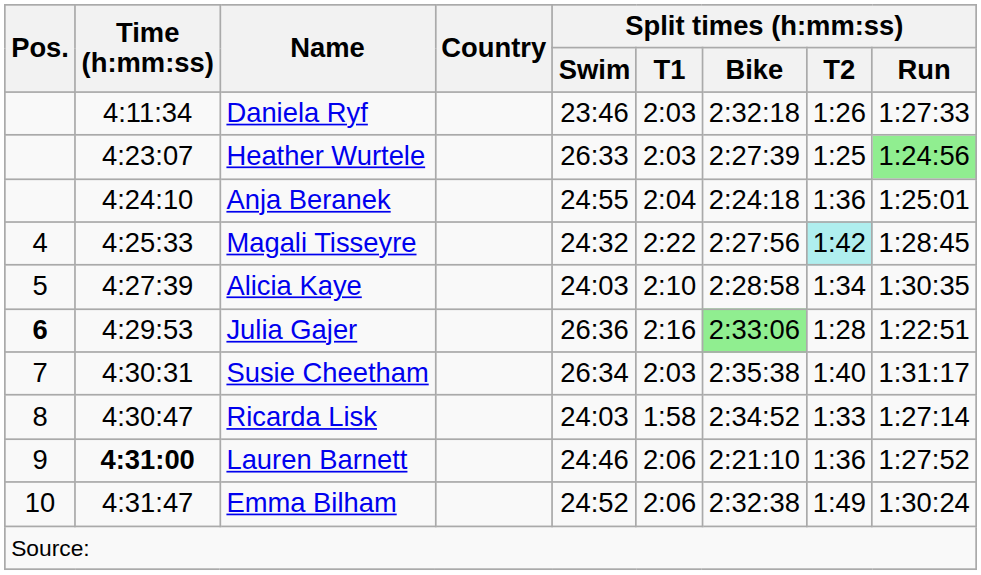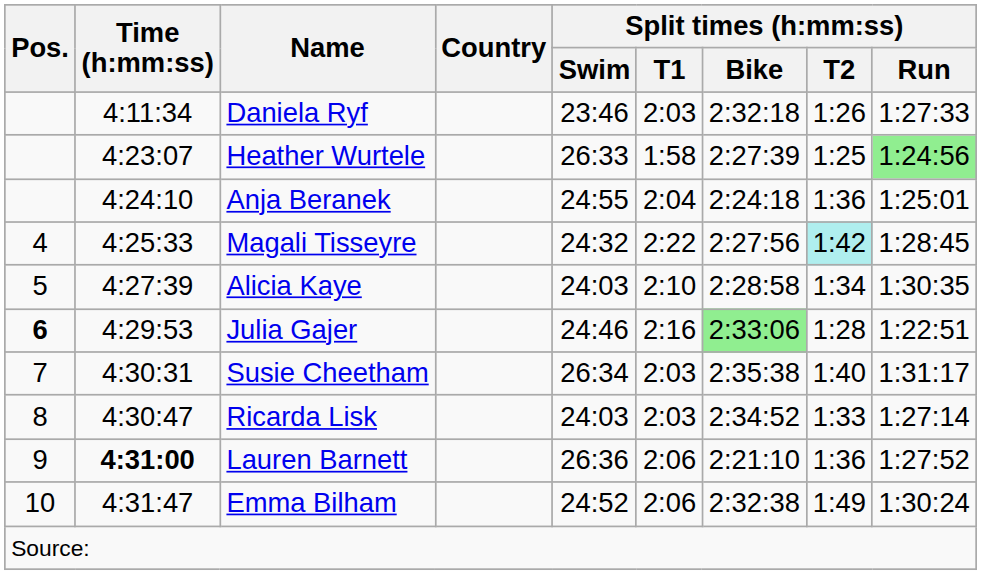(670, 156) 2:03 -> (670, 156) 1:58
(595, 329) 26:36 -> (595, 329) 24:46
(670, 416) 1:58 -> (670, 416) 2:03
(595, 460) 24:46 -> (595, 460) 26:36
